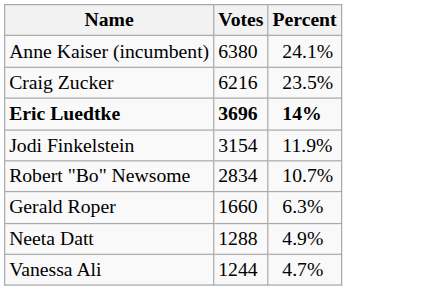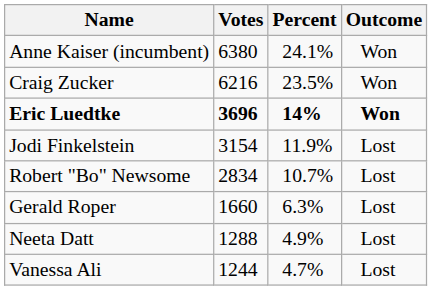+ column: (384, 20)
